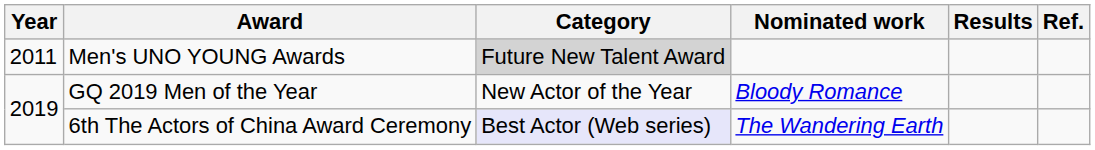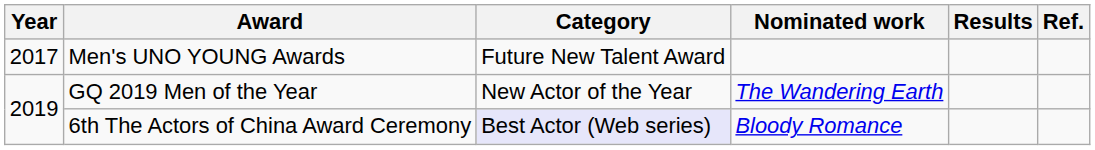(33, 56) 2011 -> (34, 56) 2017
(603, 56) lightgrey background -> (603, 56) no background
(819, 91) Bloody Romance -> (839, 91) The Wandering Earth
(839, 126) The Wandering Earth -> (819, 126) Bloody Romance
